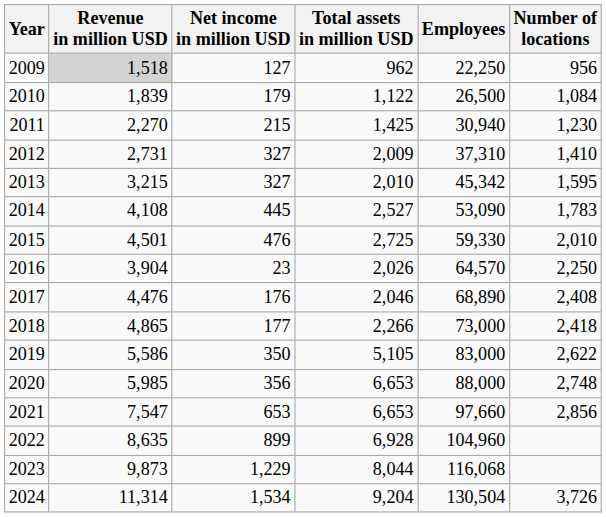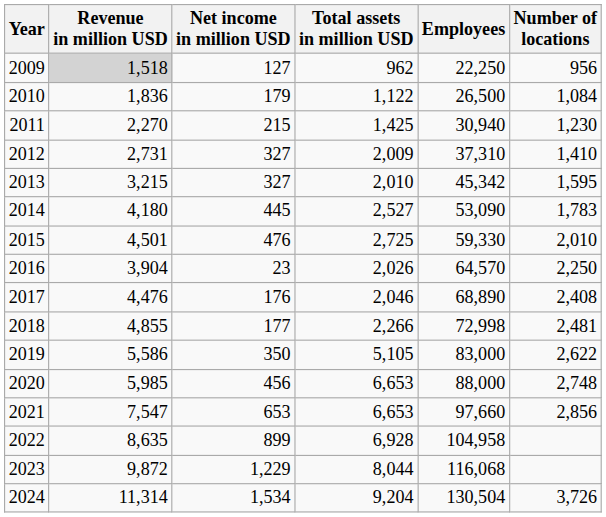(147, 96) 1,839 -> (147, 96) 1,836
(147, 211) 4,108 -> (147, 211) 4,180
(147, 325) 4,865 -> (147, 325) 4,855
(480, 325) 73,000 -> (480, 325) 72,998
(577, 325) 2,418 -> (577, 325) 2,481
(277, 383) 356 -> (277, 383) 456
(476, 440) 104,960 -> (476, 440) 104,958
(147, 469) 9,873 -> (147, 469) 9,872
